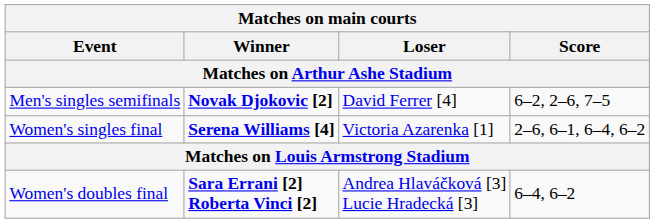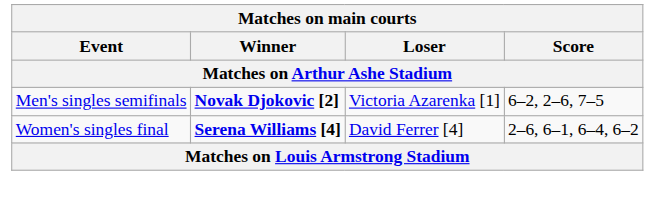(400, 101) David Ferrer [4] -> (424, 101) Victoria Azarenka [1]
(418, 128) Victoria Azarenka [1] -> (406, 128) David Ferrer [4]
- row: (89, 194)
